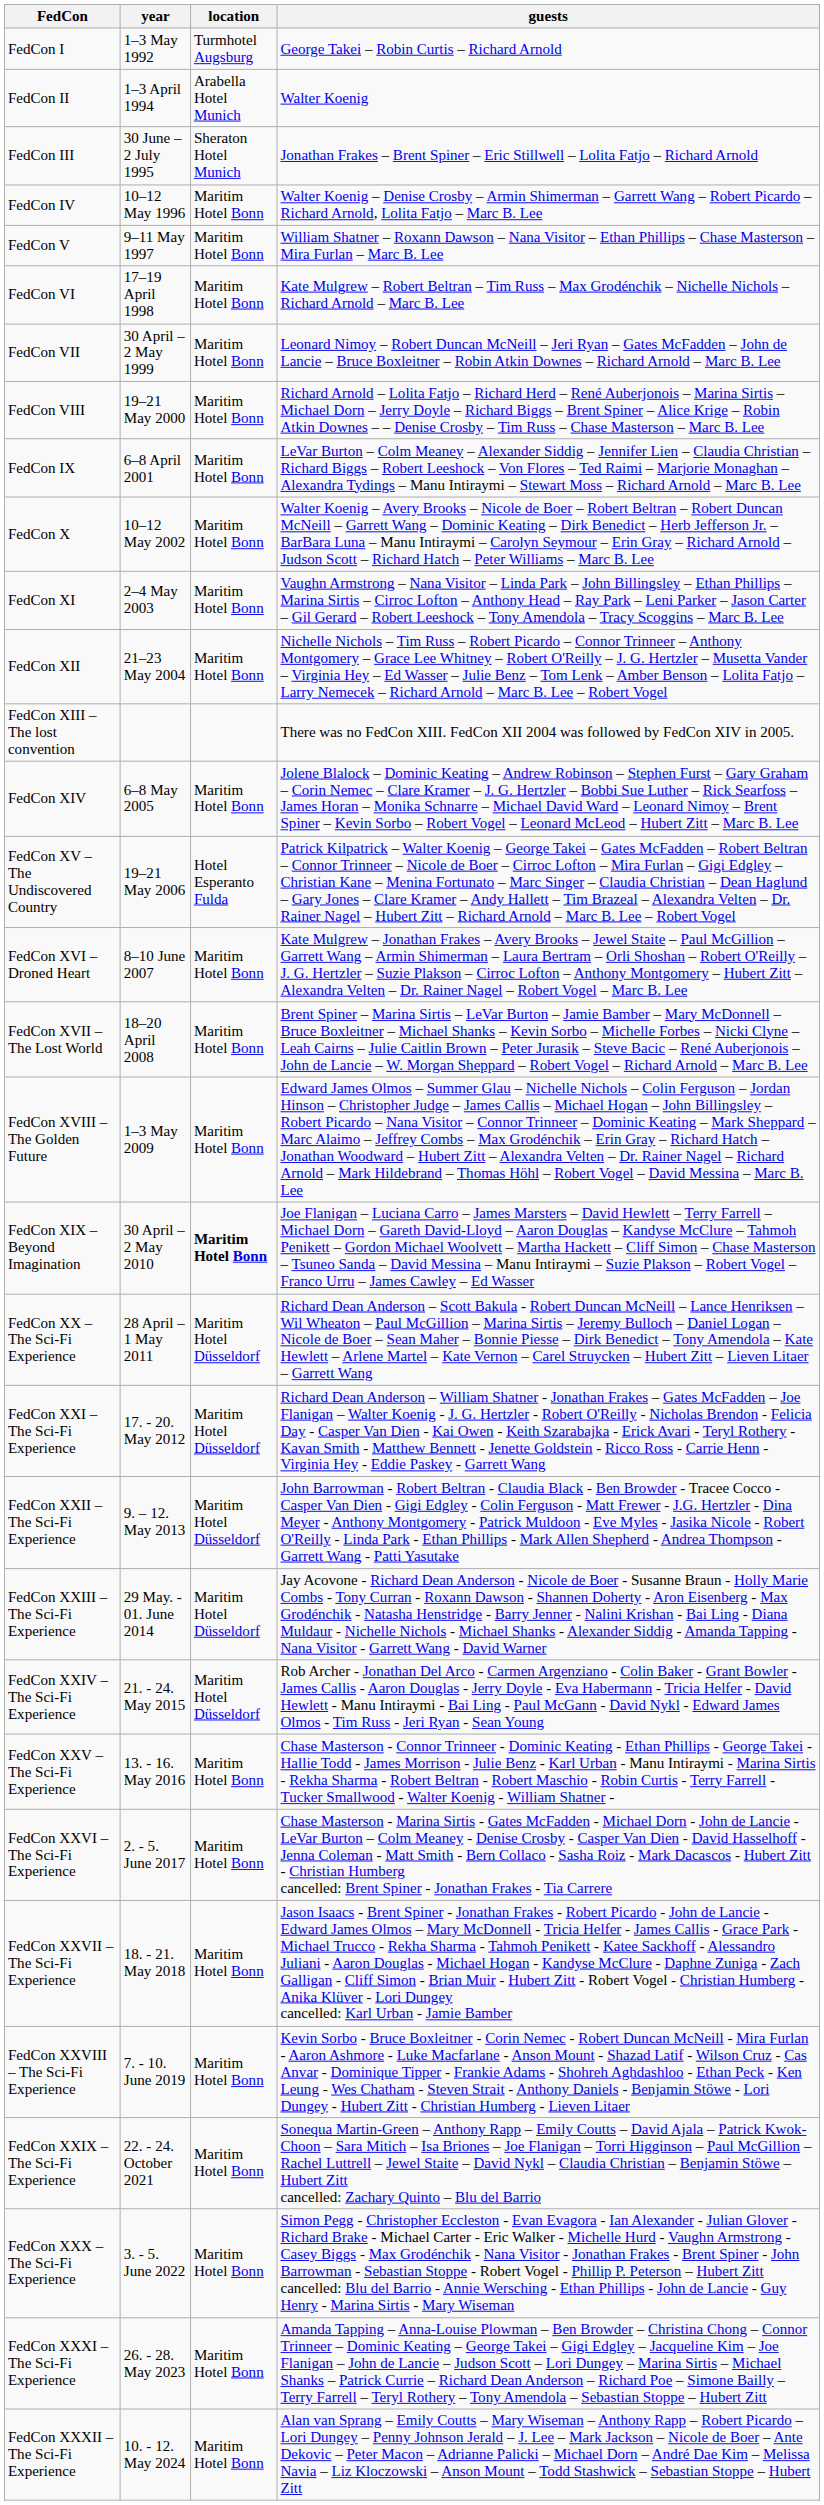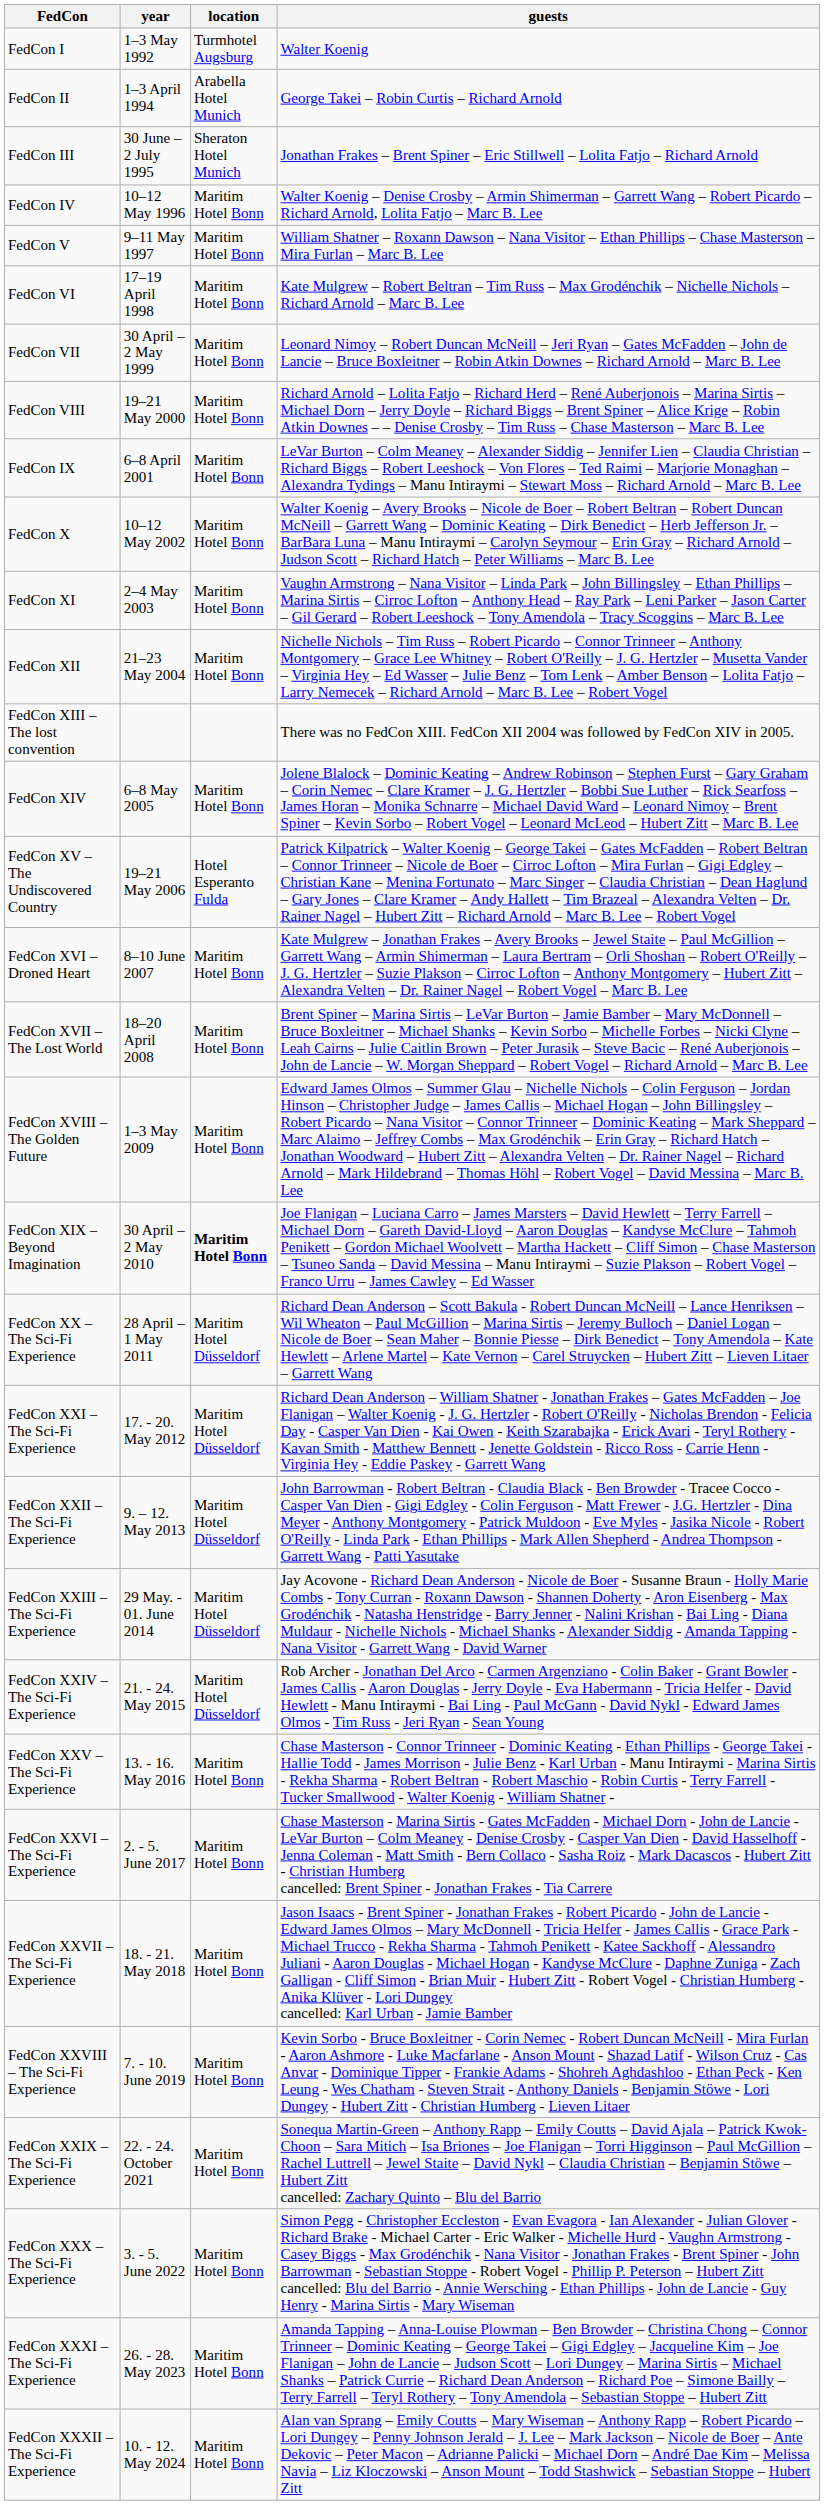(421, 48) George Takei – Robin Curtis – Richard Arnold -> (324, 48) Walter Koenig
(324, 97) Walter Koenig -> (421, 97) George Takei – Robin Curtis – Richard Arnold
